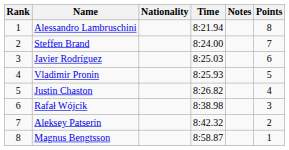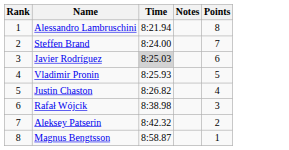- column: (165, 12)
(208, 59) no background -> (156, 59) lightgrey background
